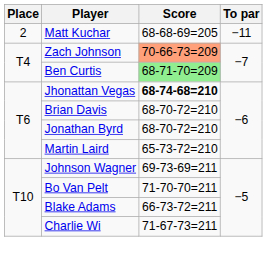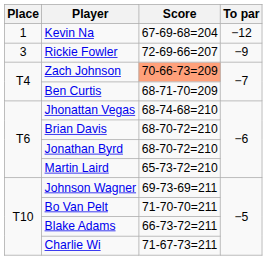+ row: (69, 33)
- row: (77, 33)
+ row: (81, 52)
(180, 71) lightgreen background -> (180, 91) no background
(180, 91) bold -> (180, 110) normal
